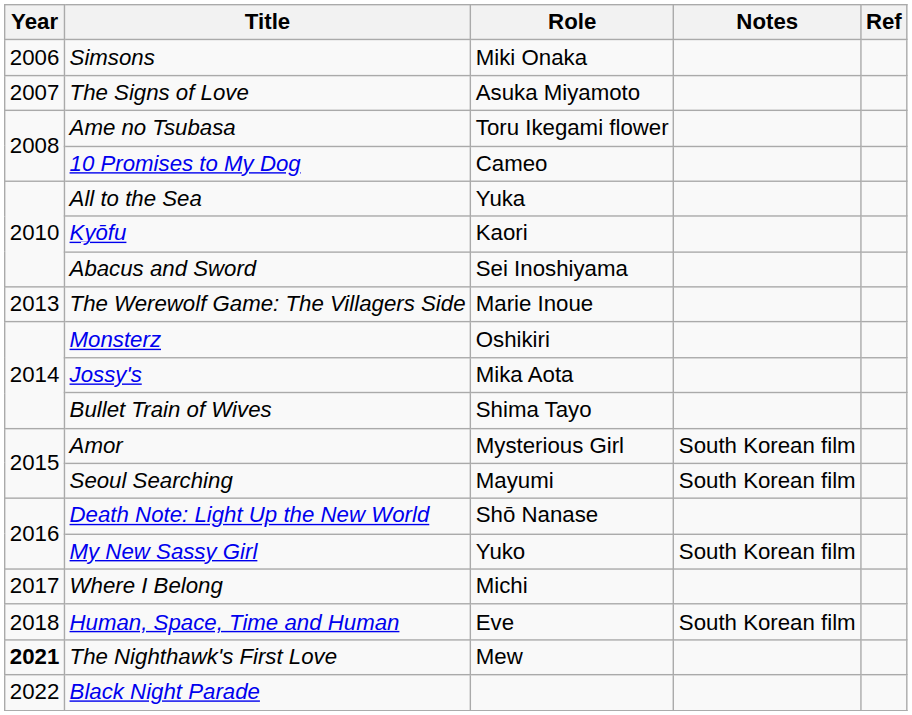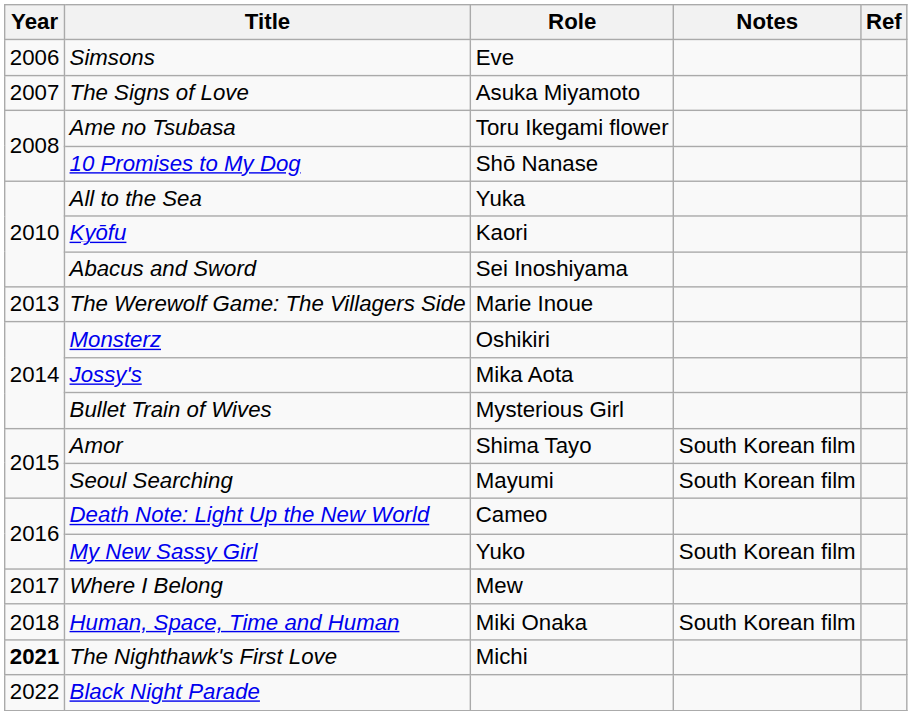(531, 57) Miki Onaka -> (495, 57) Eve
(512, 163) Cameo -> (537, 163) Shō Nanase
(534, 410) Shima Tayo -> (550, 410) Mysterious Girl
(550, 445) Mysterious Girl -> (534, 445) Shima Tayo
(537, 515) Shō Nanase -> (512, 515) Cameo
(502, 586) Michi -> (499, 586) Mew
(495, 621) Eve -> (531, 621) Miki Onaka
(499, 657) Mew -> (502, 657) Michi
